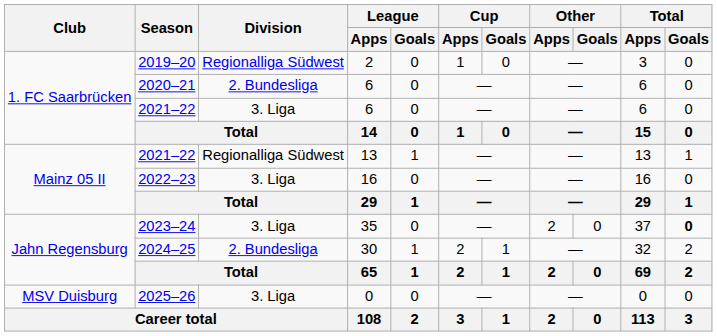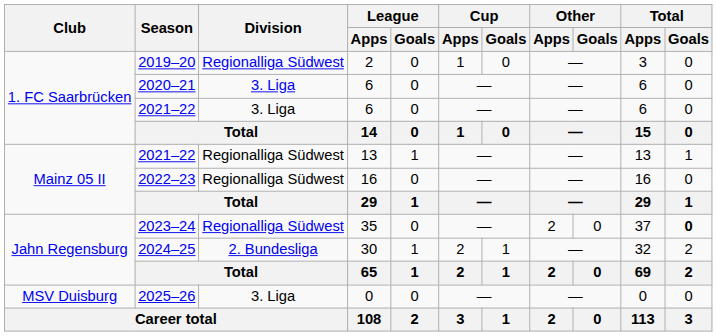(273, 86) 2. Bundesliga -> (273, 86) 3. Liga
(273, 179) 3. Liga -> (273, 179) Regionalliga Südwest
(273, 226) 3. Liga -> (273, 226) Regionalliga Südwest
